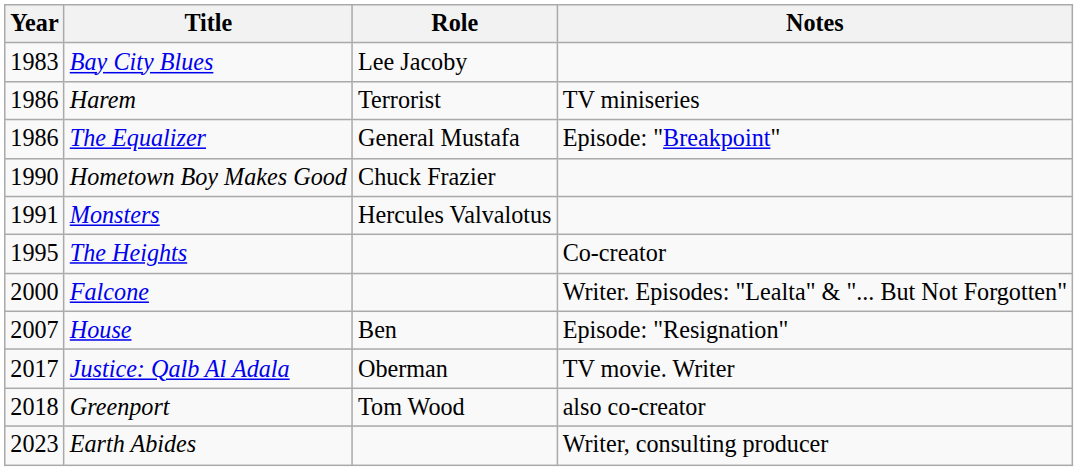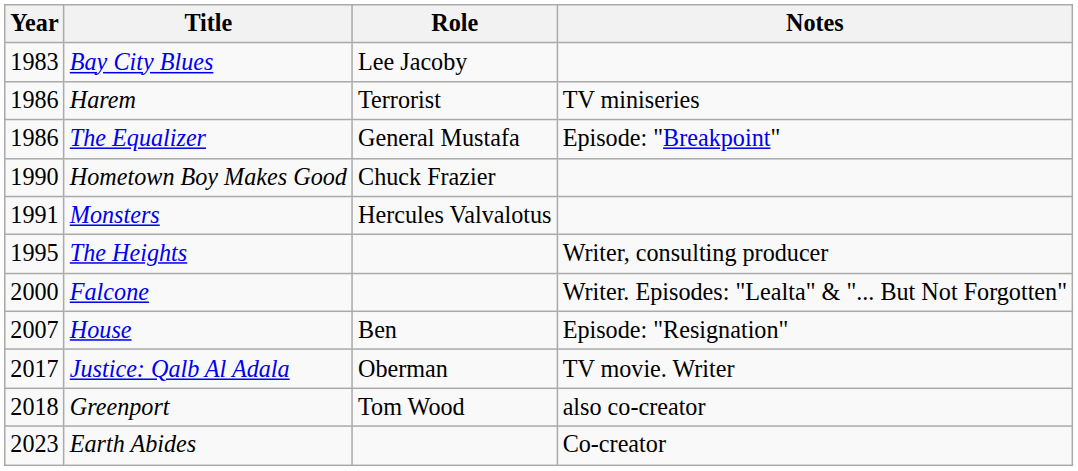(614, 253) Co-creator -> (696, 253) Writer, consulting producer
(696, 445) Writer, consulting producer -> (614, 445) Co-creator
